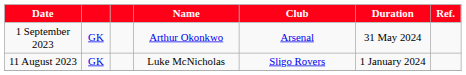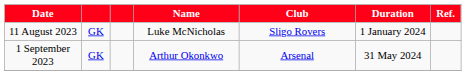rows swapped: (43, 62) <-> (43, 37)
